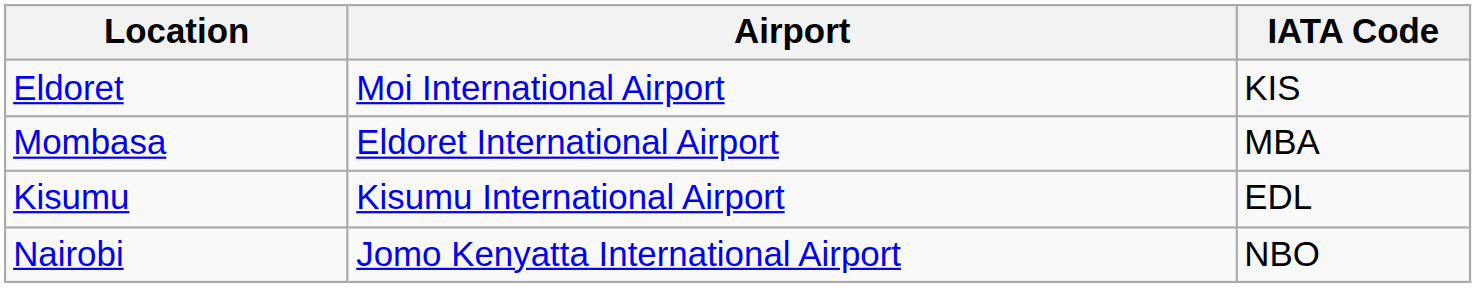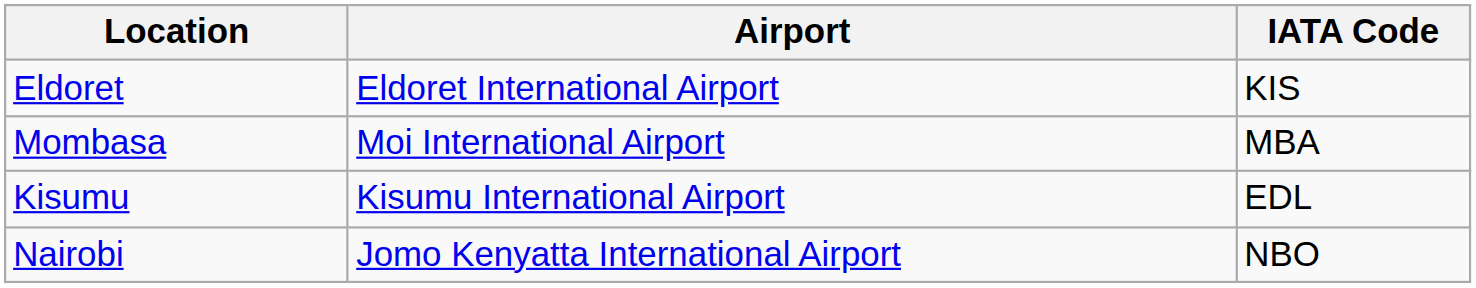(540, 87) Moi International Airport -> (568, 87) Eldoret International Airport
(568, 142) Eldoret International Airport -> (540, 142) Moi International Airport
